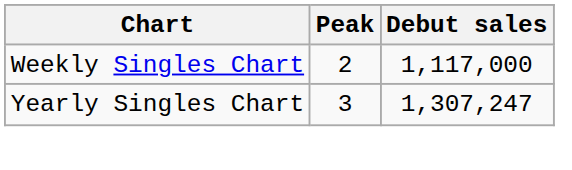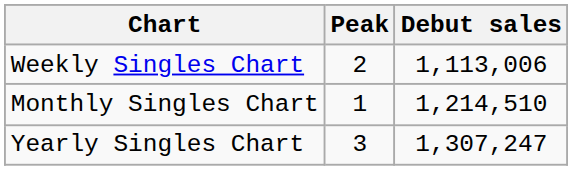(467, 65) 1,117,000 -> (481, 65) 1,113,006
+ row: (165, 105)
